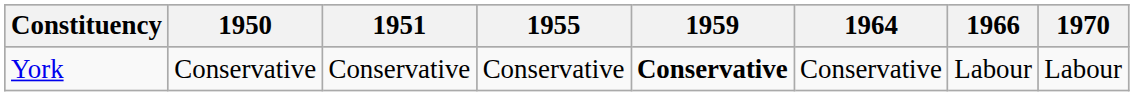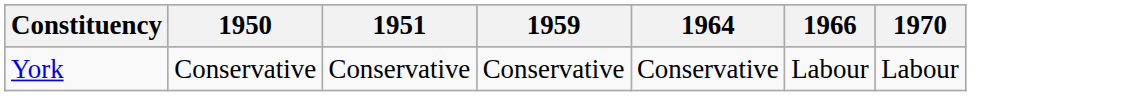- column: (554, 25)
(712, 68) bold -> (554, 68) normal
